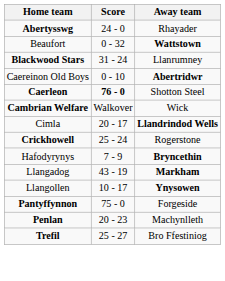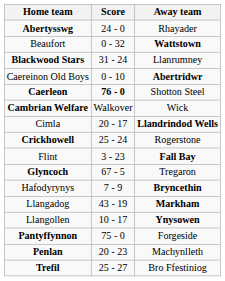+ row: (48, 156)
+ row: (48, 172)
